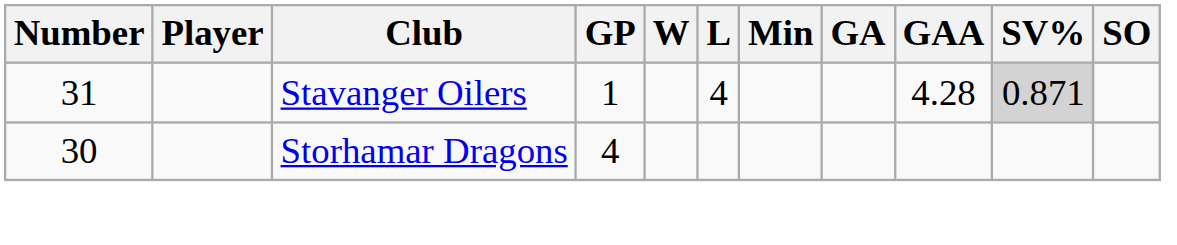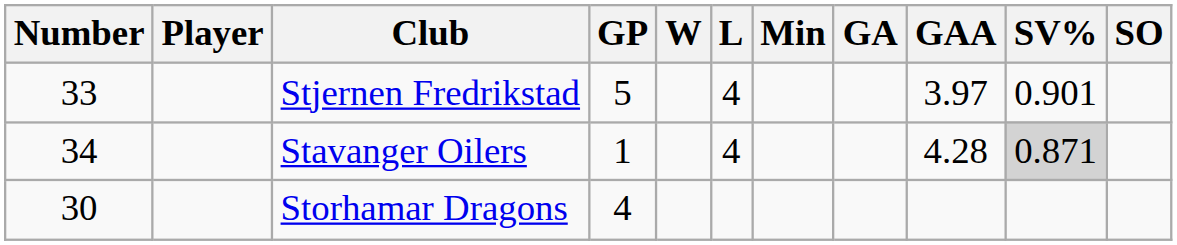+ row: (430, 92)
(79, 92) 31 -> (79, 150) 34
